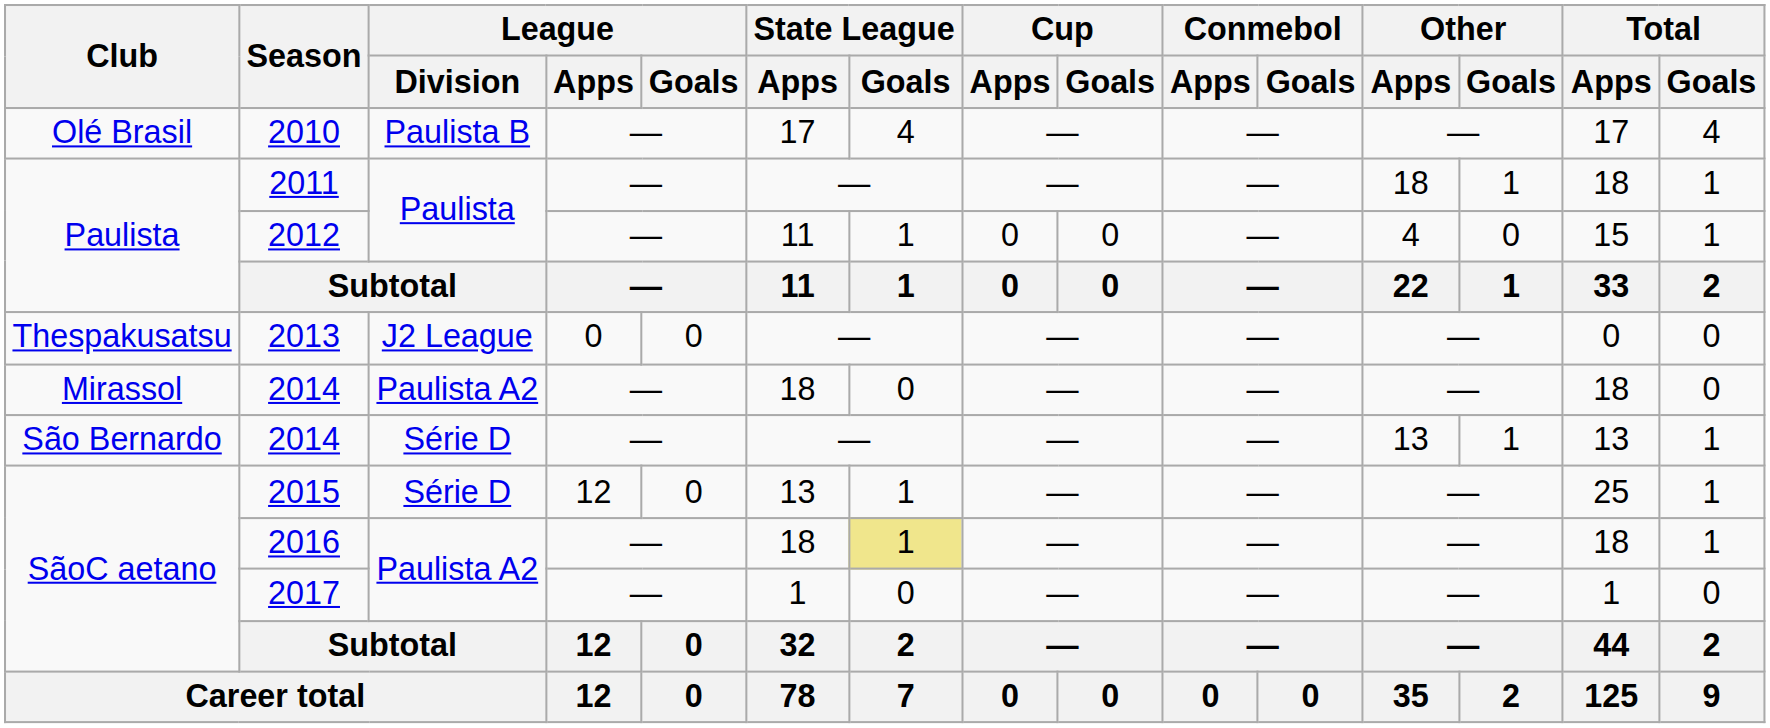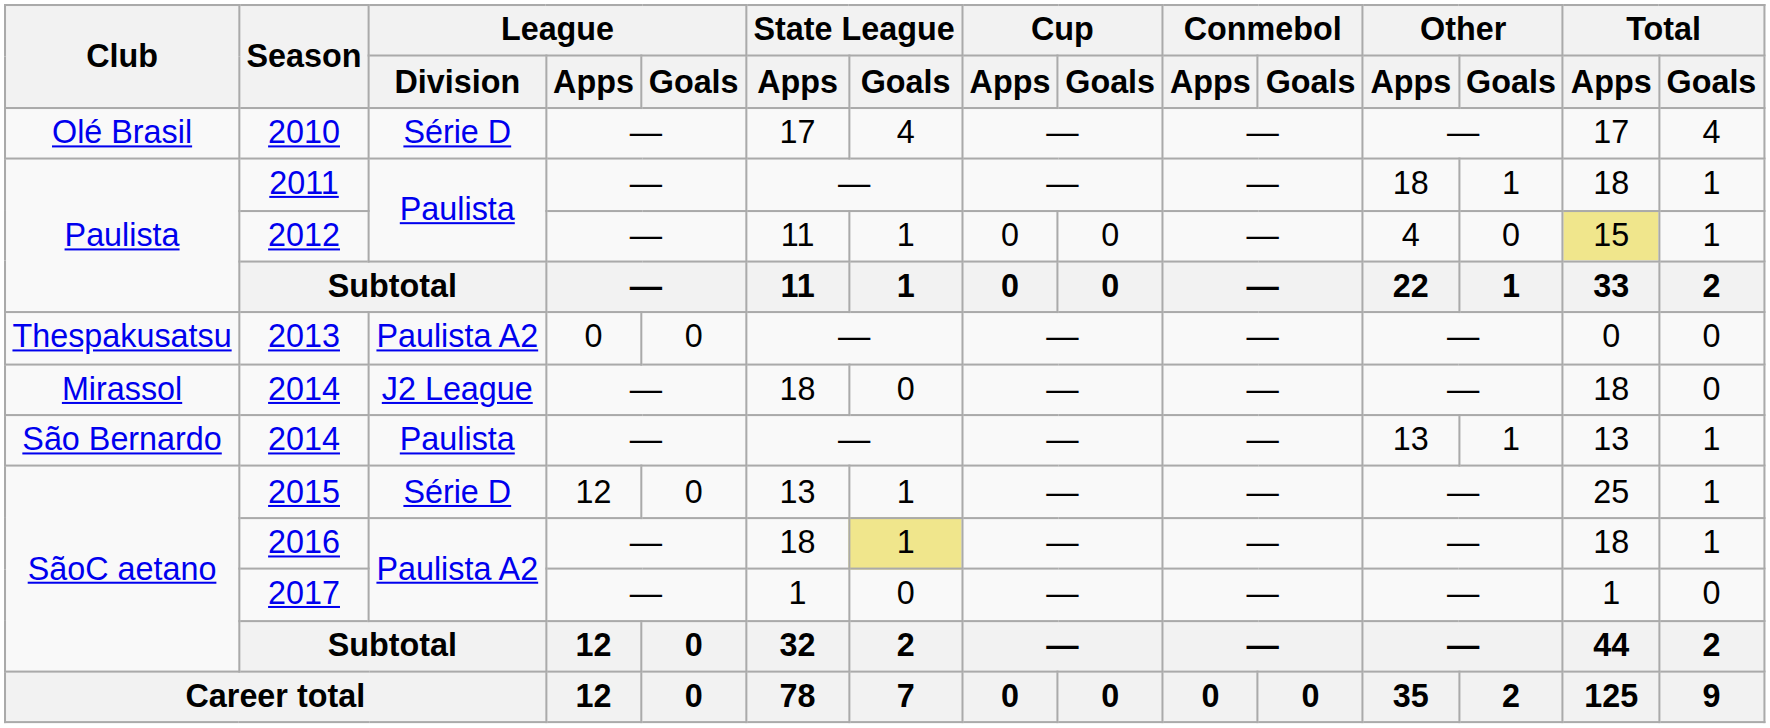(457, 132) Paulista B -> (457, 132) Série D
(1611, 235) no background -> (1611, 235) khaki background
(457, 337) J2 League -> (457, 337) Paulista A2
(457, 388) Paulista A2 -> (457, 388) J2 League
(457, 440) Série D -> (457, 440) Paulista
